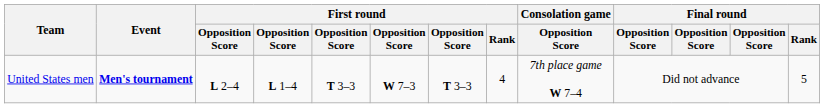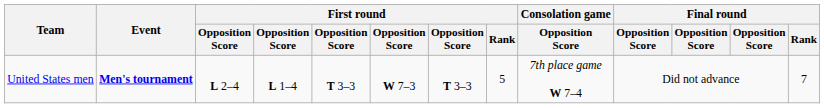(502, 79) 4 -> (502, 79) 5
(804, 79) 5 -> (804, 79) 7
